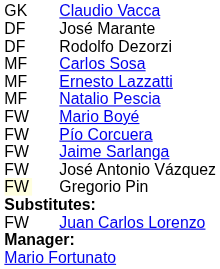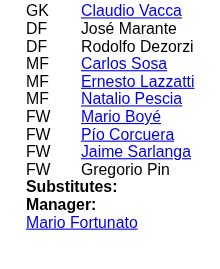- row: (138, 169)
(17, 187) lightyellow background -> (38, 169) no background
- row: (132, 222)
